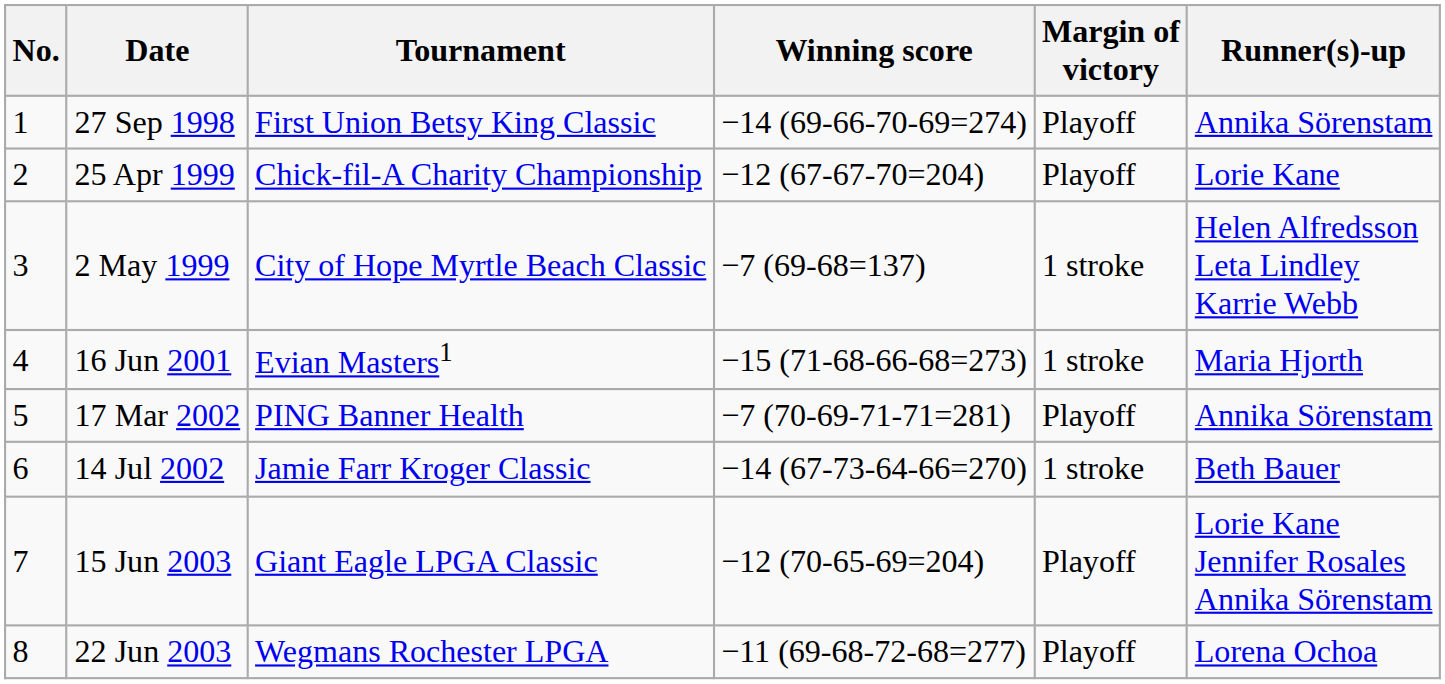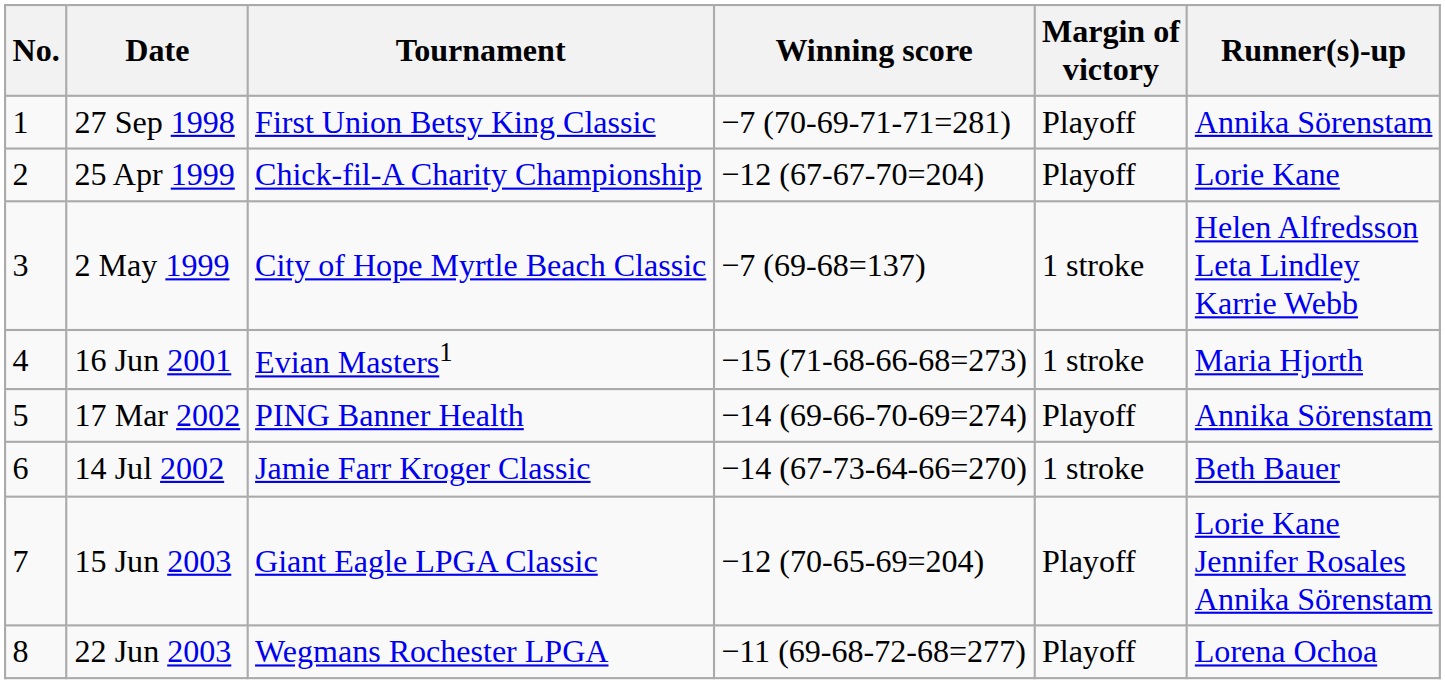(874, 121) −14 (69-66-70-69=274) -> (866, 121) −7 (70-69-71-71=281)
(866, 415) −7 (70-69-71-71=281) -> (874, 415) −14 (69-66-70-69=274)
